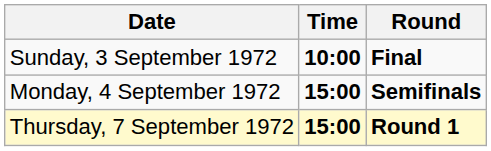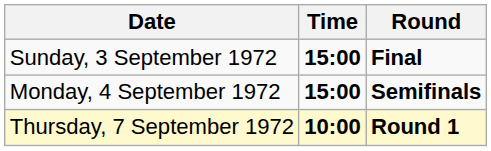(333, 57) 10:00 -> (333, 57) 15:00
(333, 127) 15:00 -> (333, 127) 10:00
